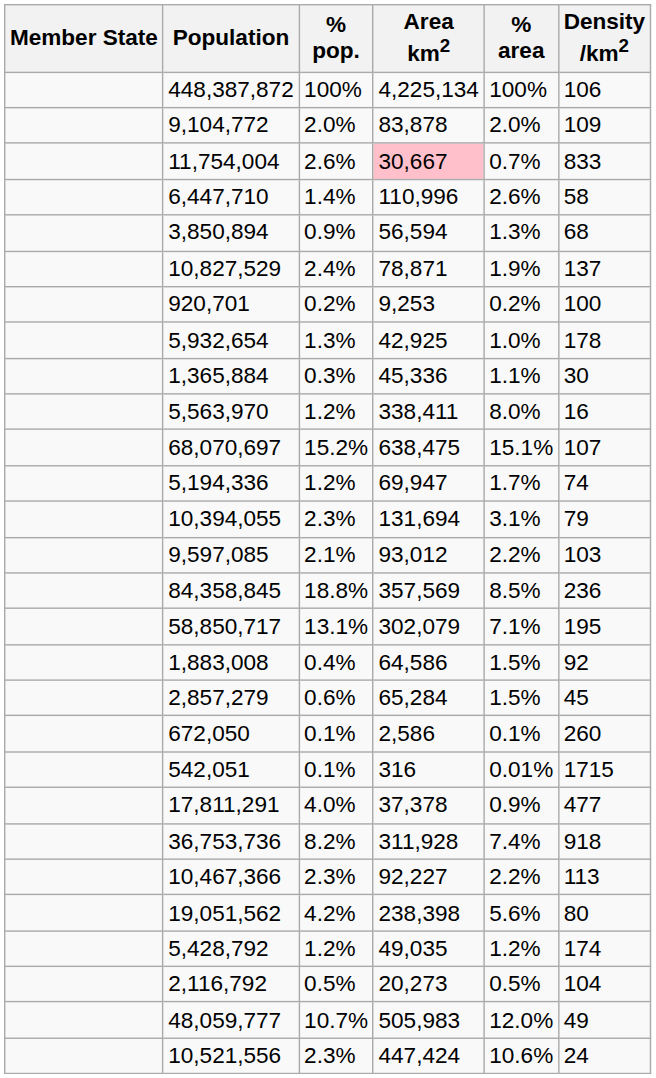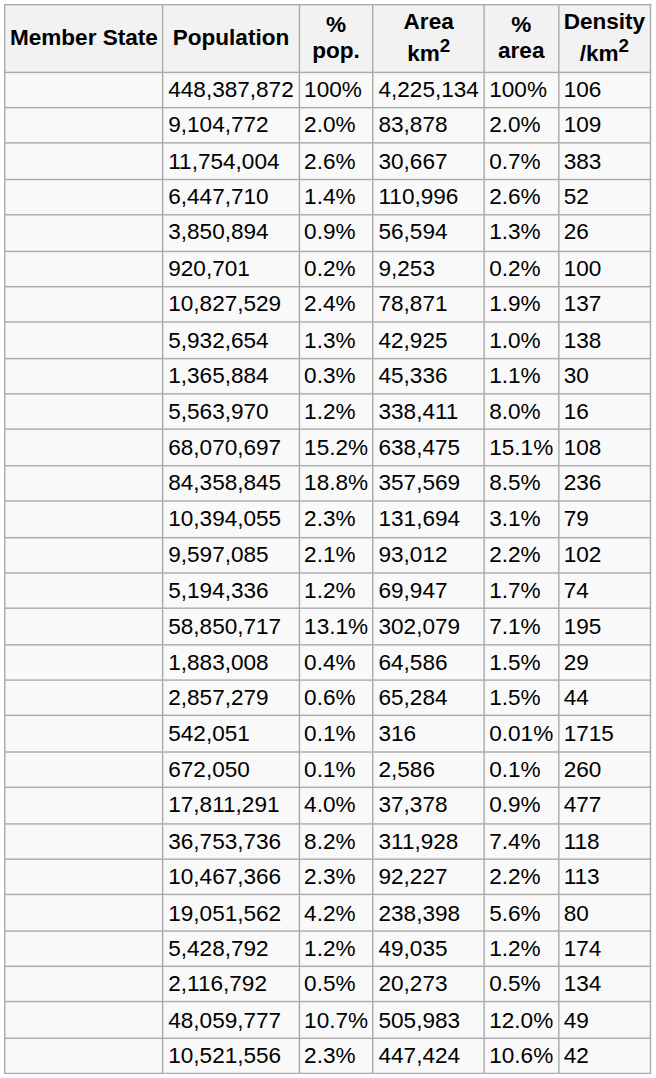(413, 161) pink background -> (413, 161) no background
(582, 161) 833 -> (582, 161) 383
(576, 196) 58 -> (576, 196) 52
(576, 232) 68 -> (576, 232) 26
rows swapped: (209, 304) <-> (225, 268)
(582, 340) 178 -> (582, 340) 138
(582, 447) 107 -> (582, 447) 108
rows swapped: (225, 590) <-> (218, 483)
(582, 554) 103 -> (582, 554) 102
(576, 662) 92 -> (576, 662) 29
(576, 697) 45 -> (576, 697) 44
rows swapped: (209, 733) <-> (209, 769)
(582, 841) 918 -> (582, 841) 118
(582, 984) 104 -> (582, 984) 134
(576, 1055) 24 -> (576, 1055) 42
